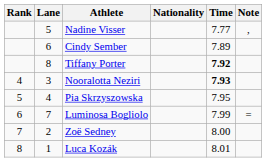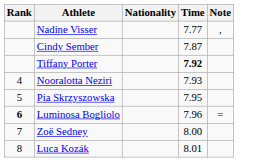- column: (48, 13)
(221, 47) 7.89 -> (193, 47) 7.87
(221, 81) bold -> (193, 81) normal
(19, 115) normal -> (19, 115) bold
(221, 115) 7.99 -> (193, 115) 7.96
